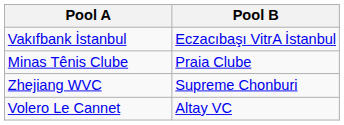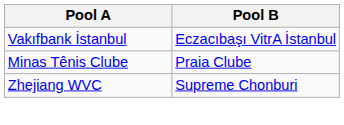- row: (64, 108)
